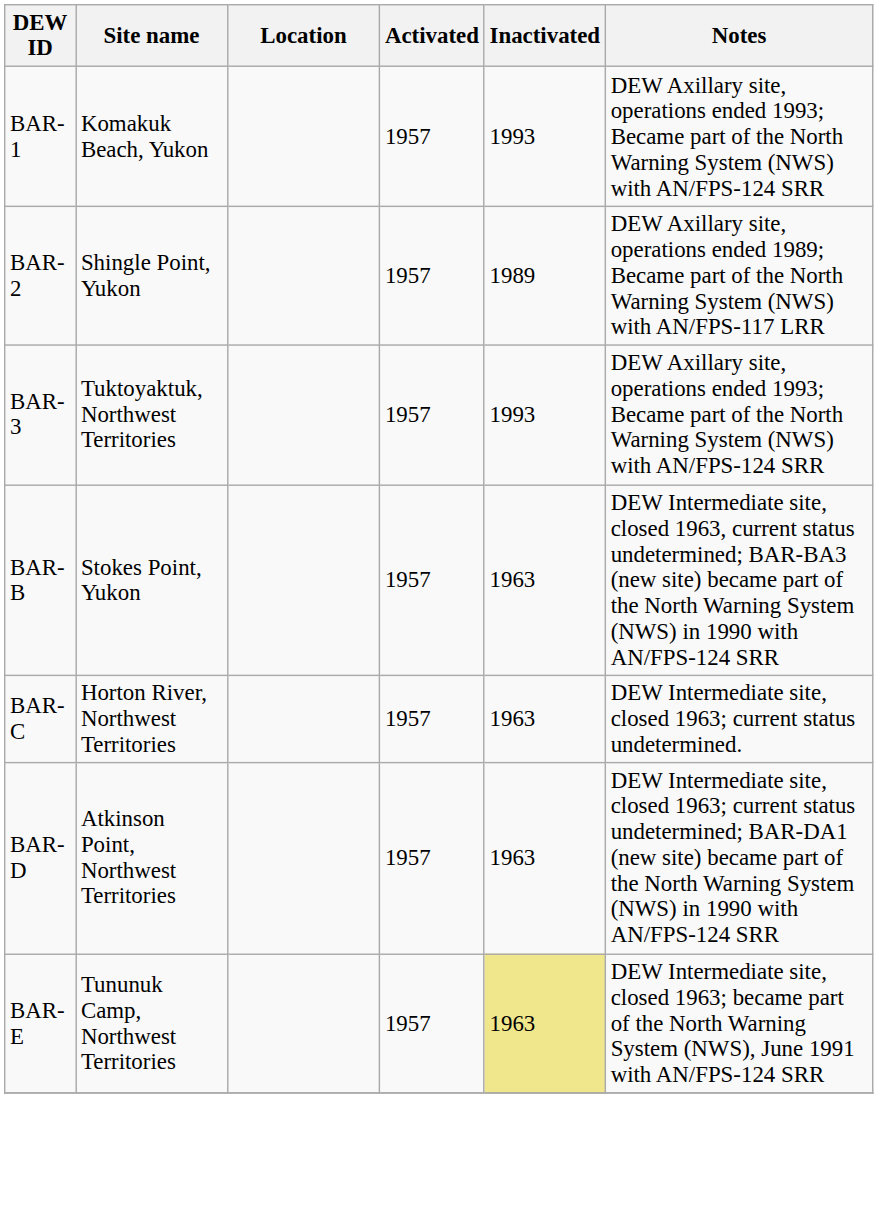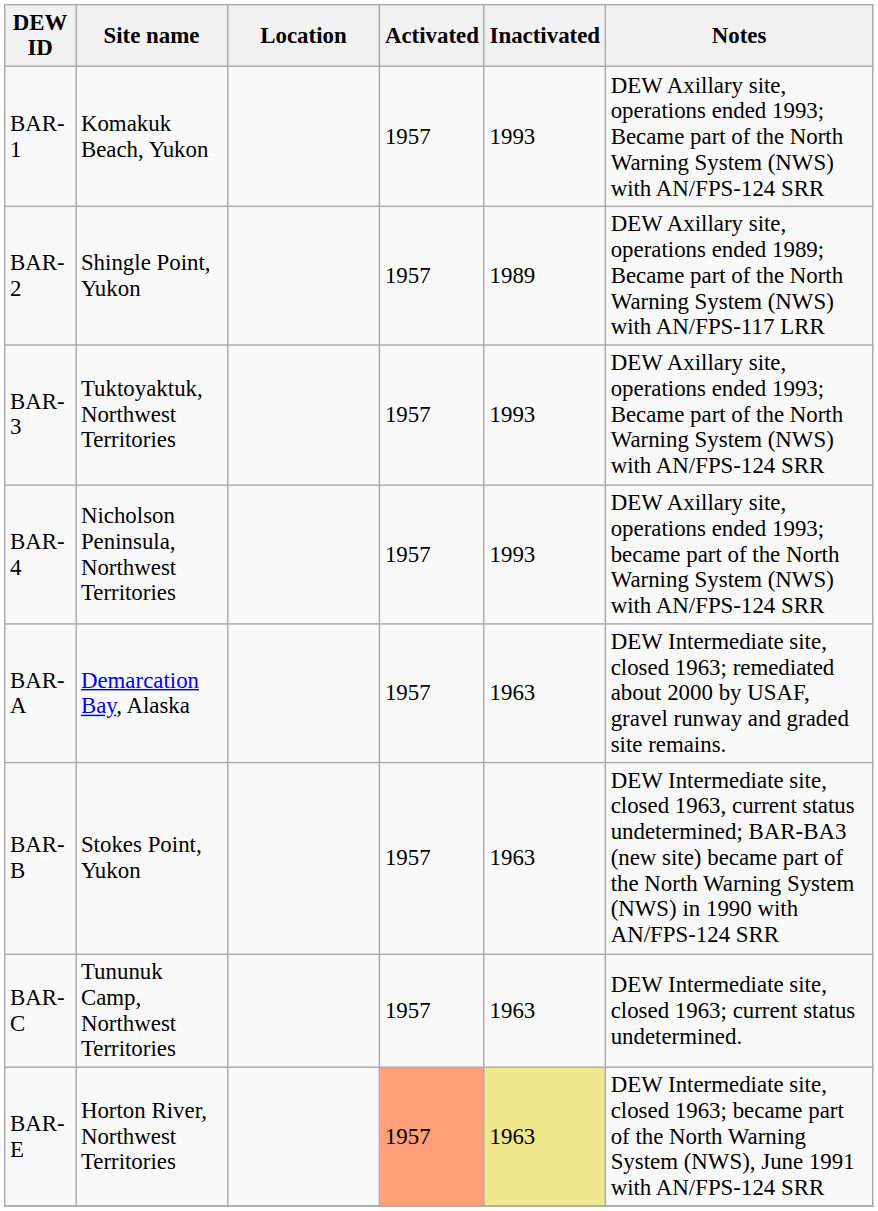+ row: (37, 553)
+ row: (37, 693)
(144, 718) Horton River, Northwest Territories -> (129, 1010) Tununuk Camp, Northwest Territories
- row: (37, 858)
(129, 1023) Tununuk Camp, Northwest Territories -> (144, 1136) Horton River, Northwest Territories
(408, 1023) no background -> (408, 1136) lightsalmon background
